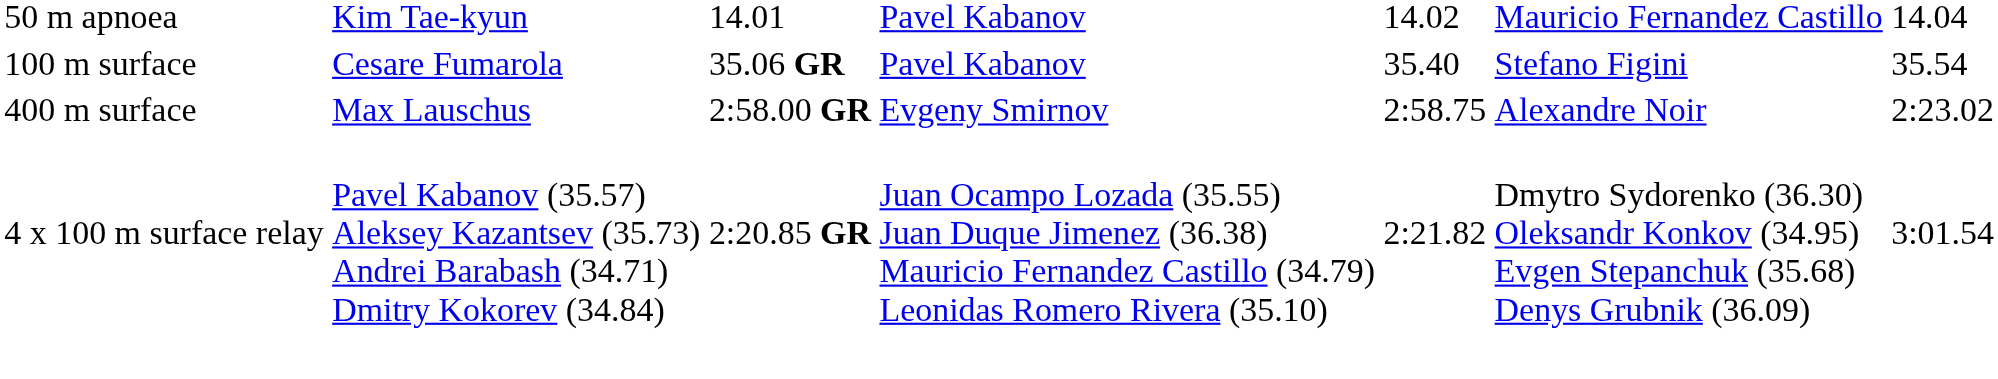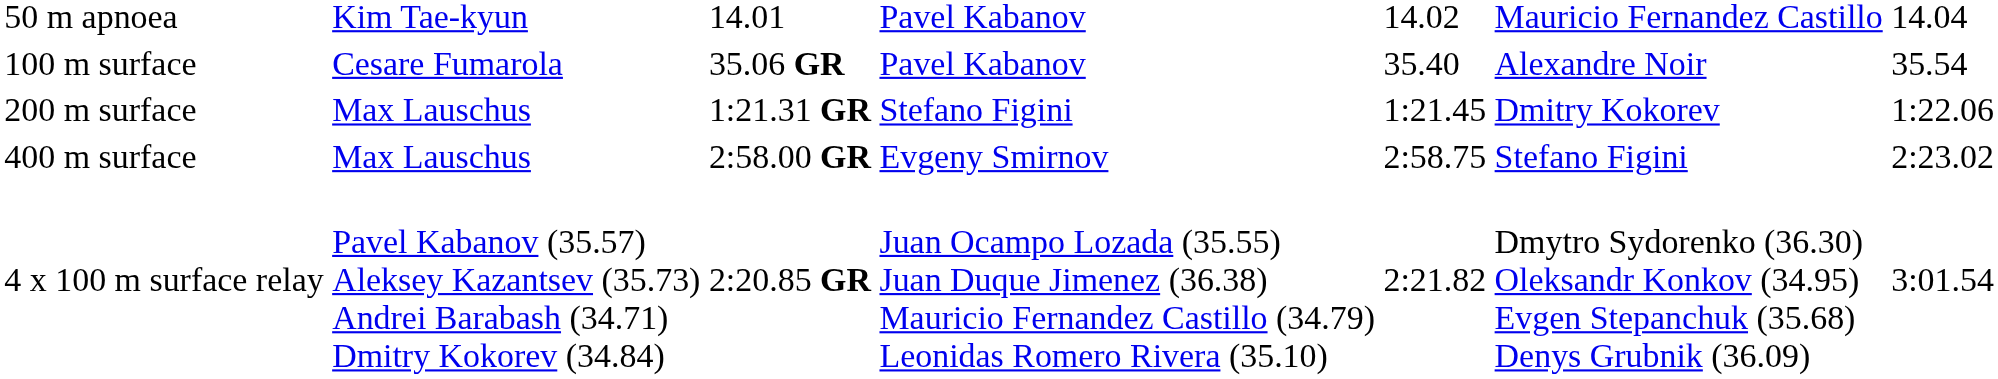(1591, 63) Stefano Figini -> (1601, 63) Alexandre Noir
+ row: (100, 110)
(1601, 110) Alexandre Noir -> (1591, 156) Stefano Figini
